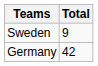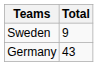(69, 52) 42 -> (69, 52) 43
